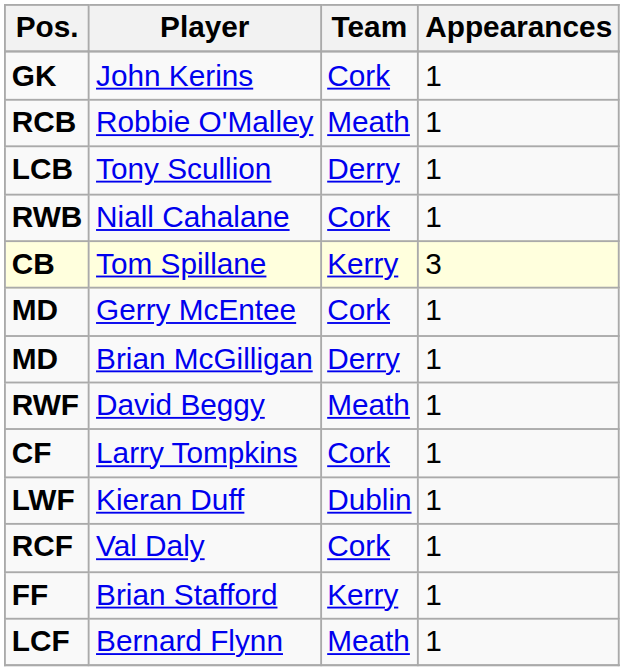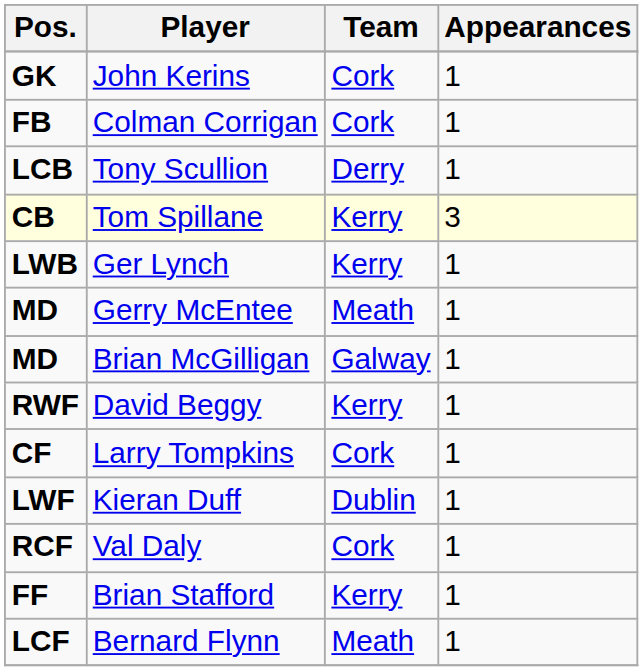- row: (205, 122)
+ row: (205, 122)
- row: (193, 216)
+ row: (161, 264)
(359, 311) Cork -> (373, 311) Meath
(364, 358) Derry -> (381, 358) Galway
(369, 405) Meath -> (367, 405) Kerry
